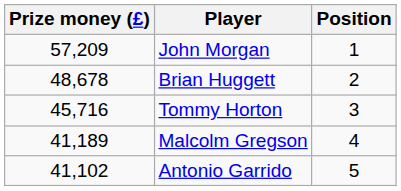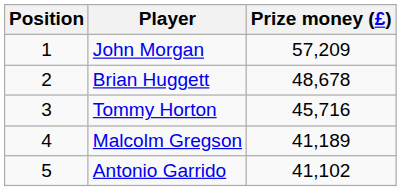columns swapped: (354, 19) <-> (79, 19)
